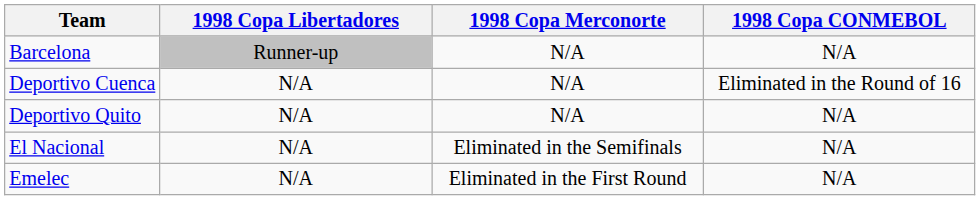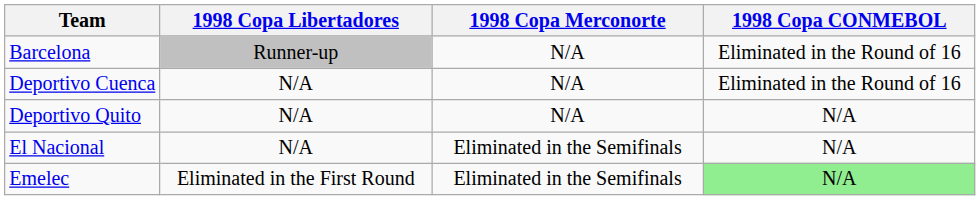(839, 52) N/A -> (839, 52) Eliminated in the Round of 16
(296, 178) N/A -> (296, 178) Eliminated in the First Round
(568, 178) Eliminated in the First Round -> (568, 178) Eliminated in the Semifinals
(839, 178) no background -> (839, 178) lightgreen background
